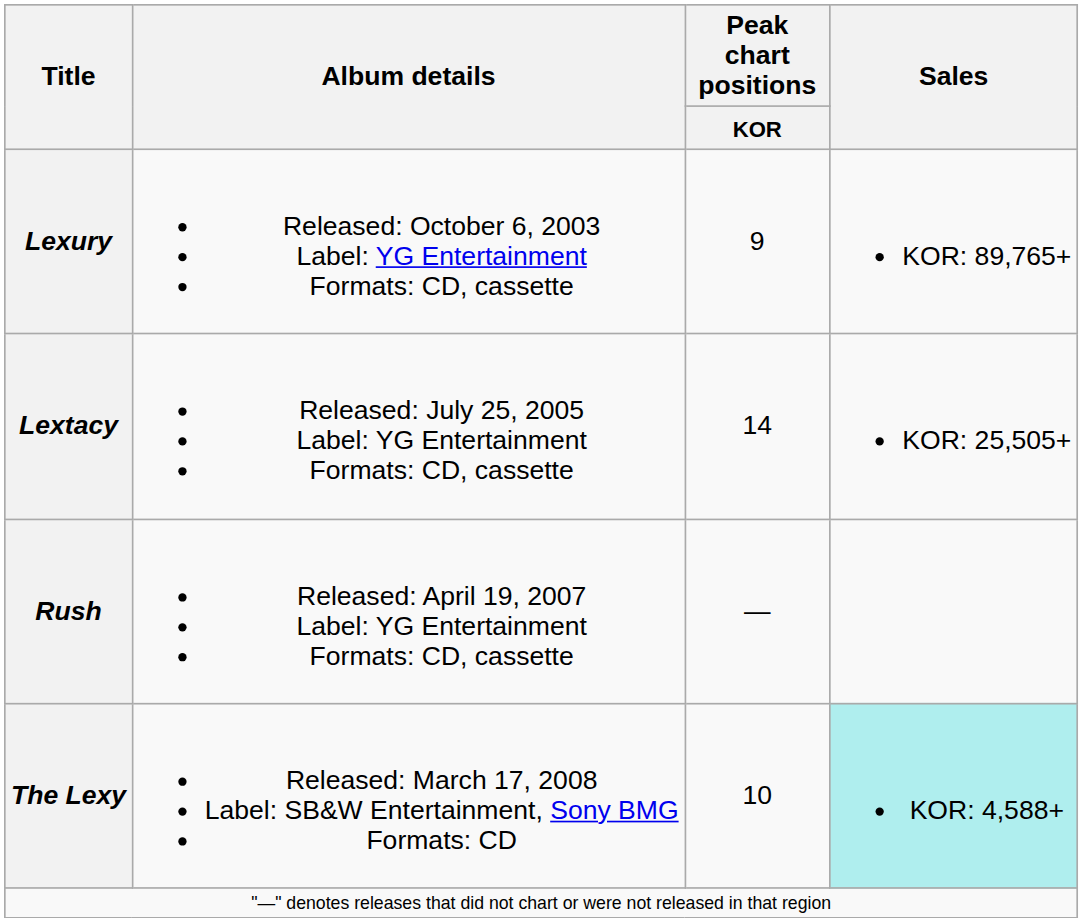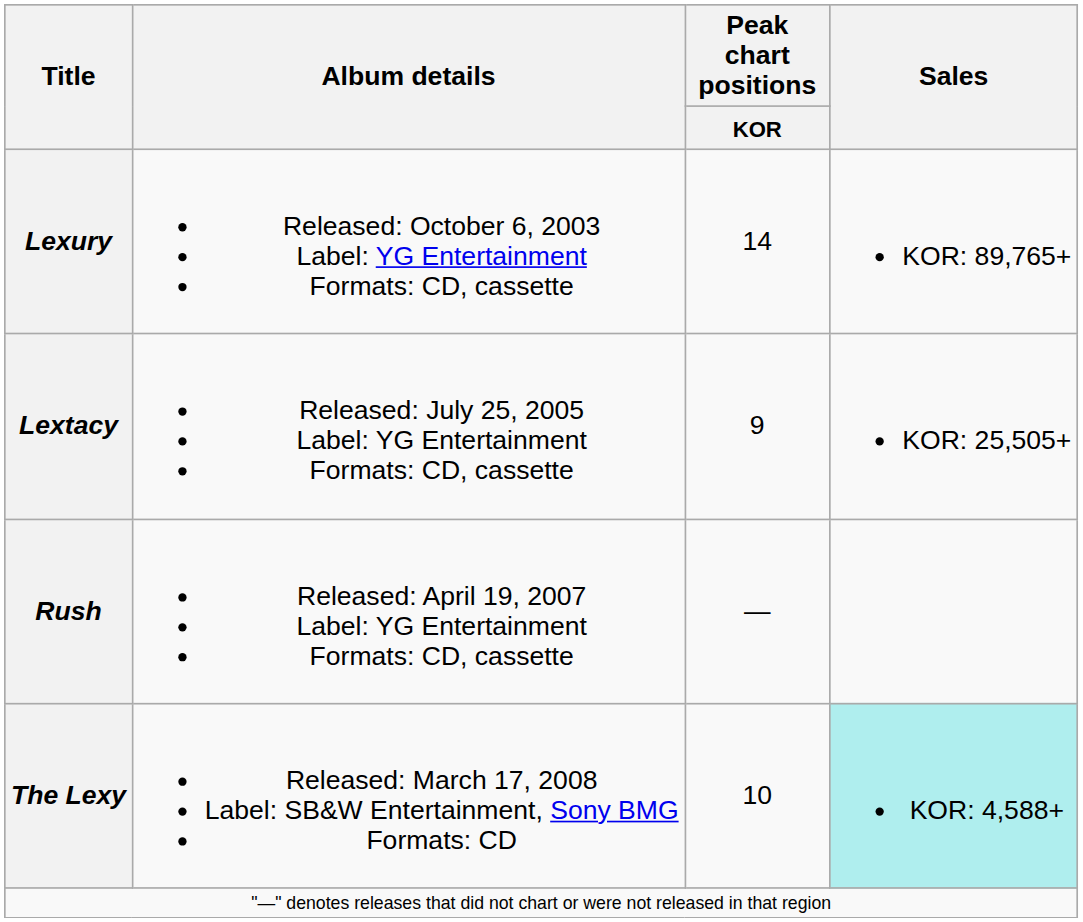(757, 240) 9 -> (757, 240) 14
(757, 425) 14 -> (757, 425) 9
